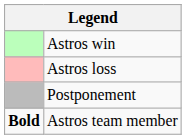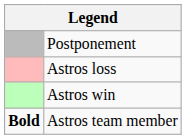rows swapped: (81, 43) <-> (91, 95)
